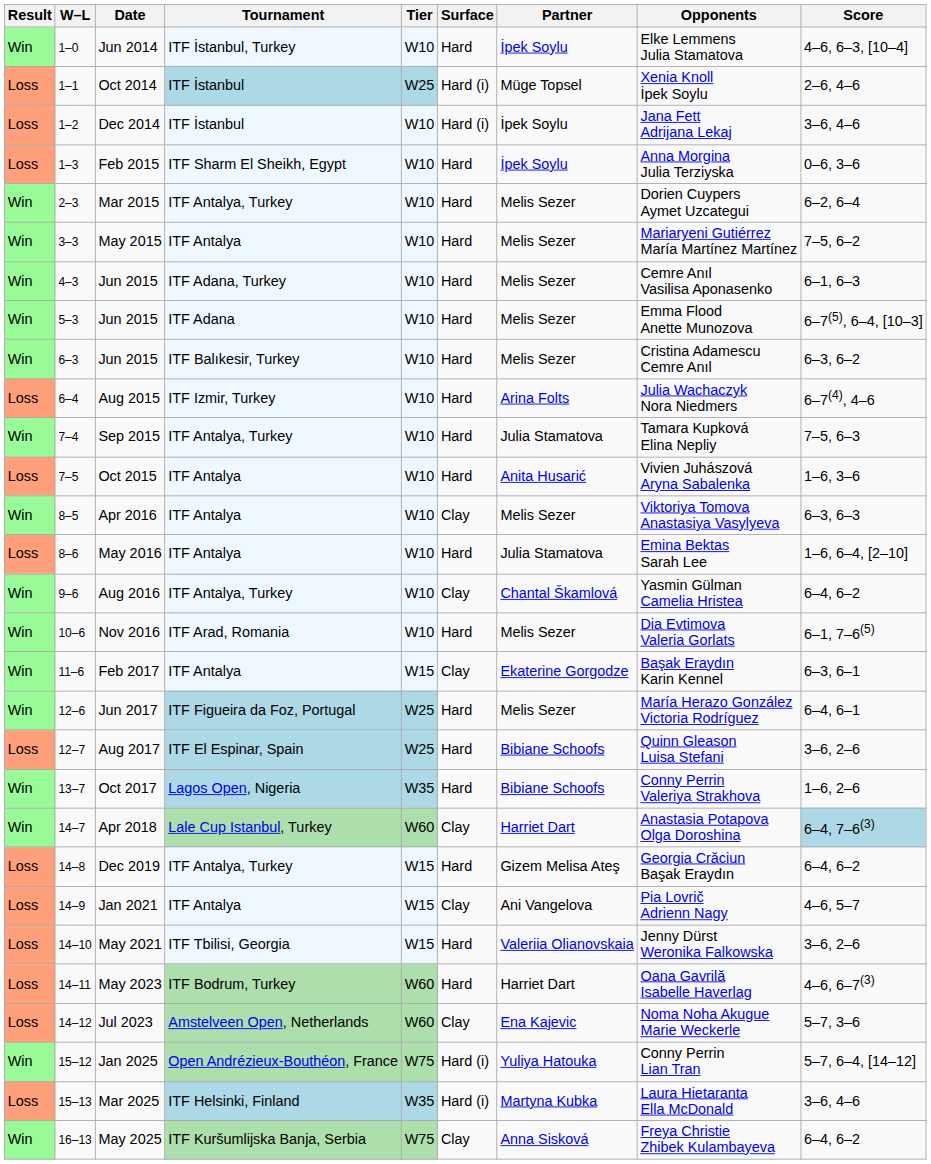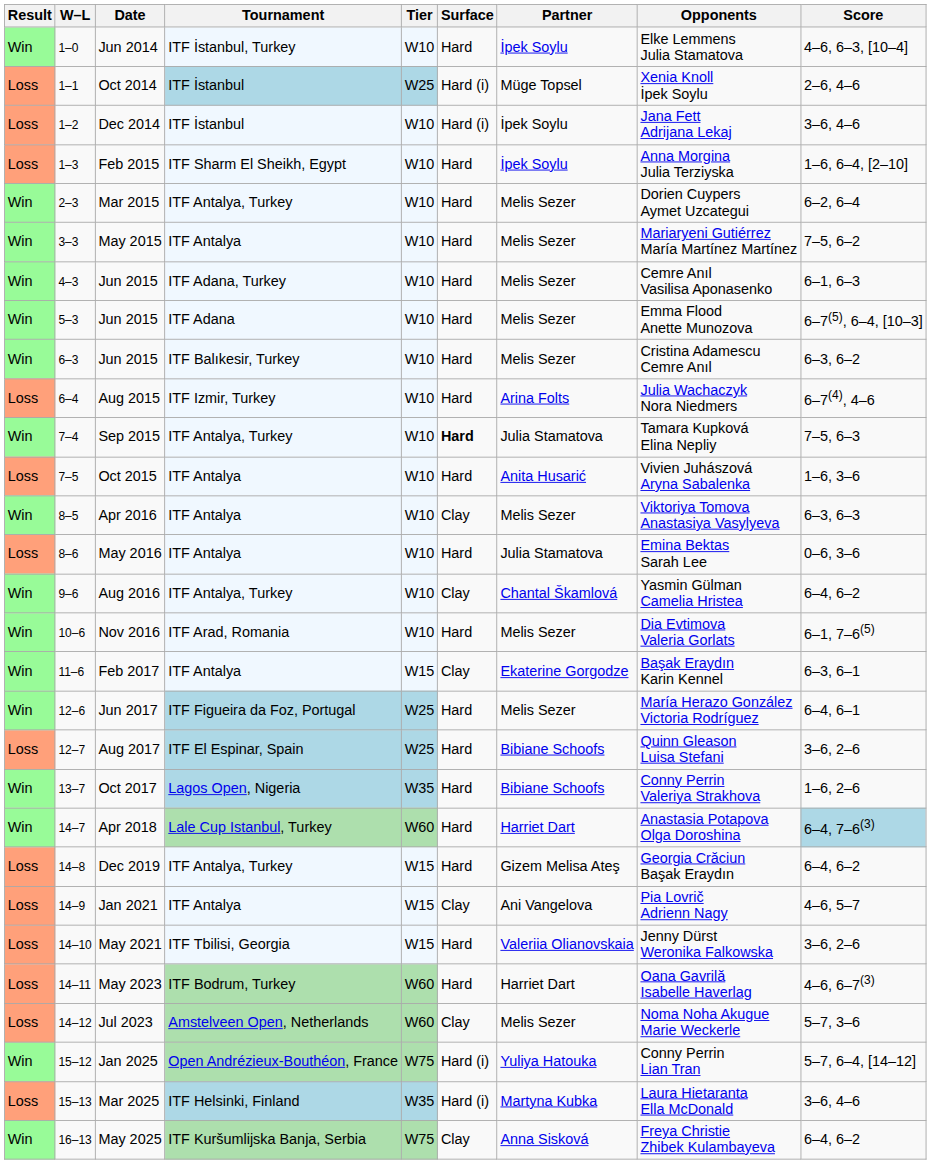(832, 163) 0–6, 3–6 -> (856, 163) 1–6, 6–4, [2–10]
(457, 437) normal -> (457, 437) bold
(856, 554) 1–6, 6–4, [2–10] -> (832, 554) 0–6, 3–6
(455, 827) Clay -> (457, 827) Hard
(538, 1022) Ena Kajevic -> (538, 1022) Melis Sezer
